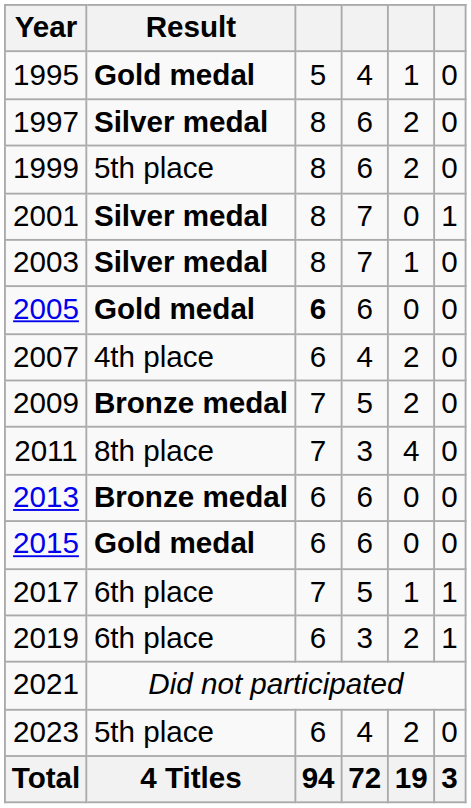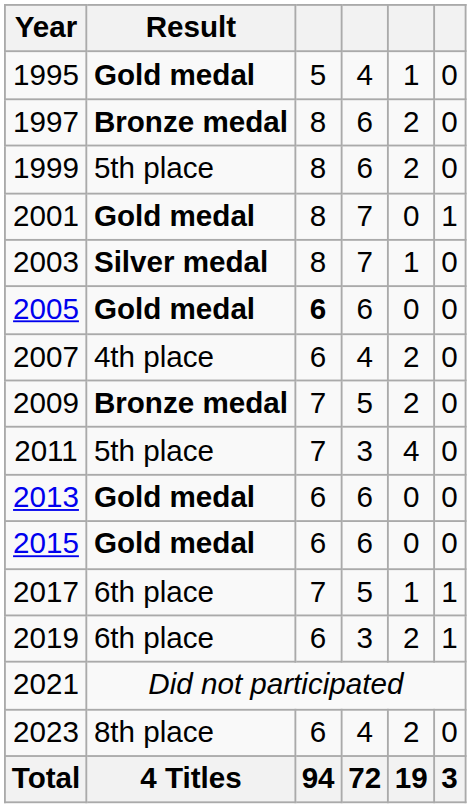(181, 121) Silver medal -> (191, 121) Bronze medal
(181, 215) Silver medal -> (174, 215) Gold medal
(154, 450) 8th place -> (154, 450) 5th place
(191, 497) Bronze medal -> (174, 497) Gold medal
(154, 732) 5th place -> (154, 732) 8th place
